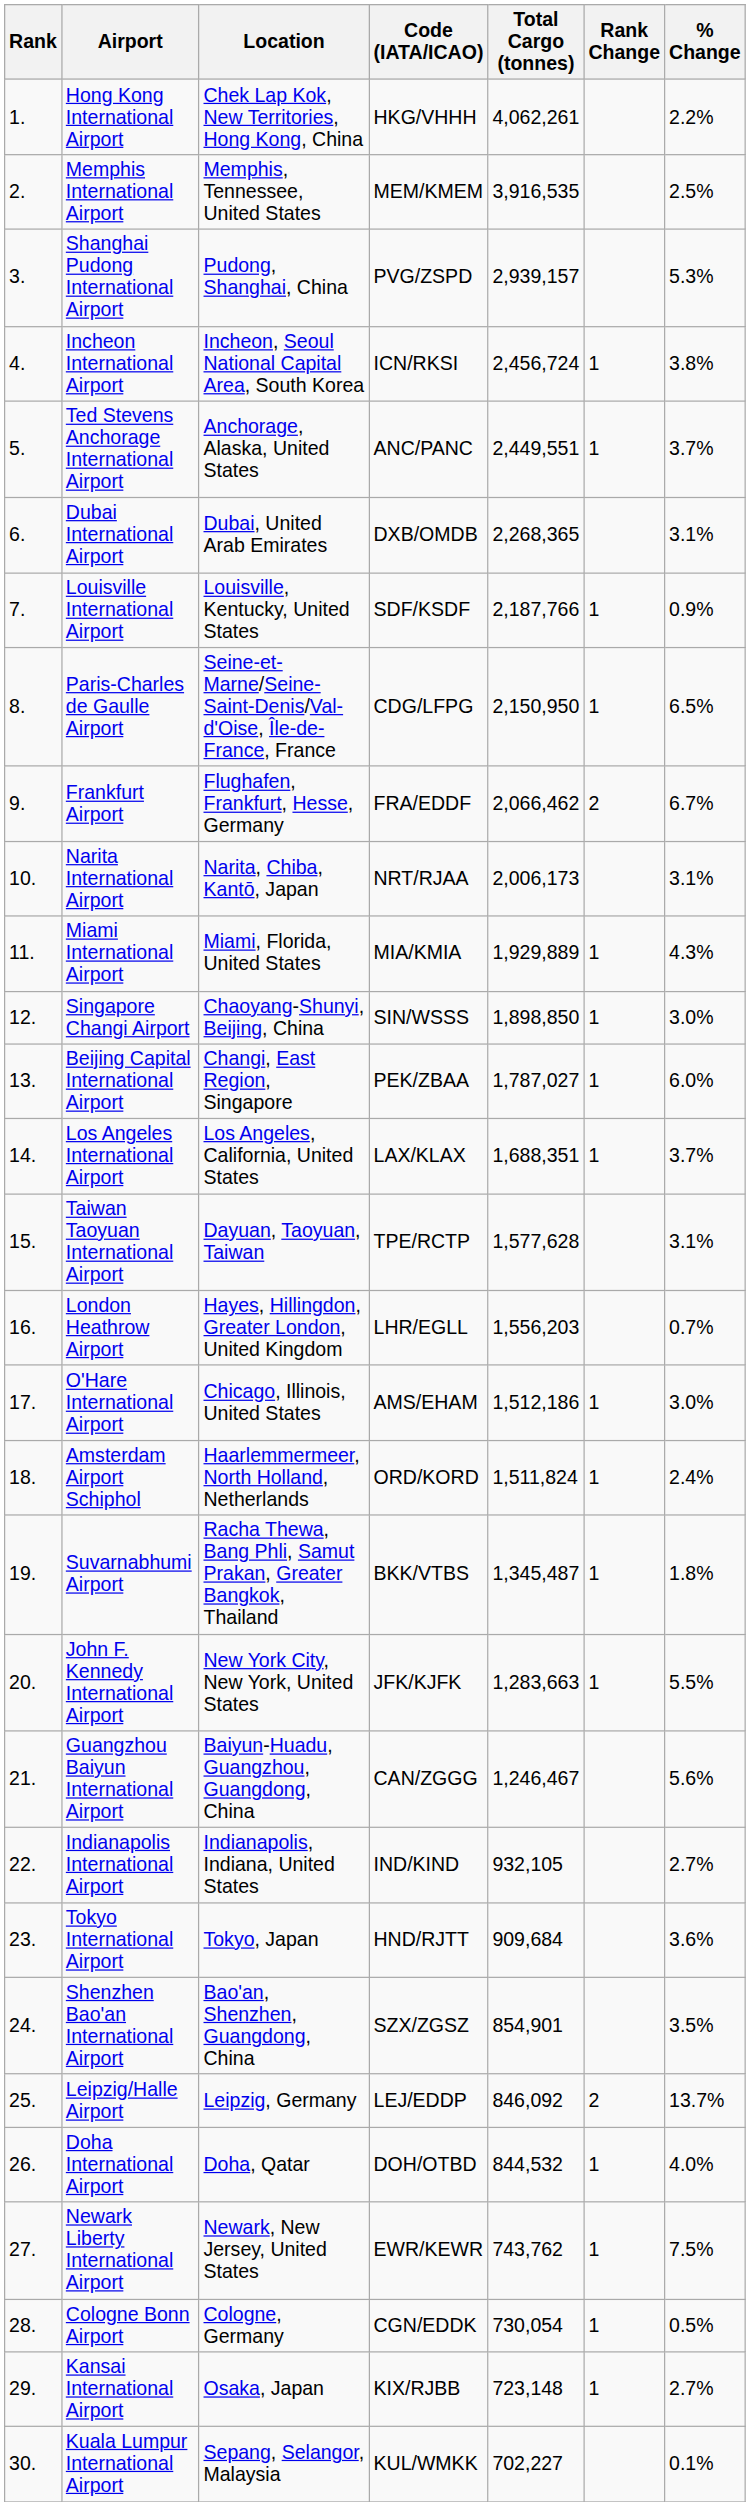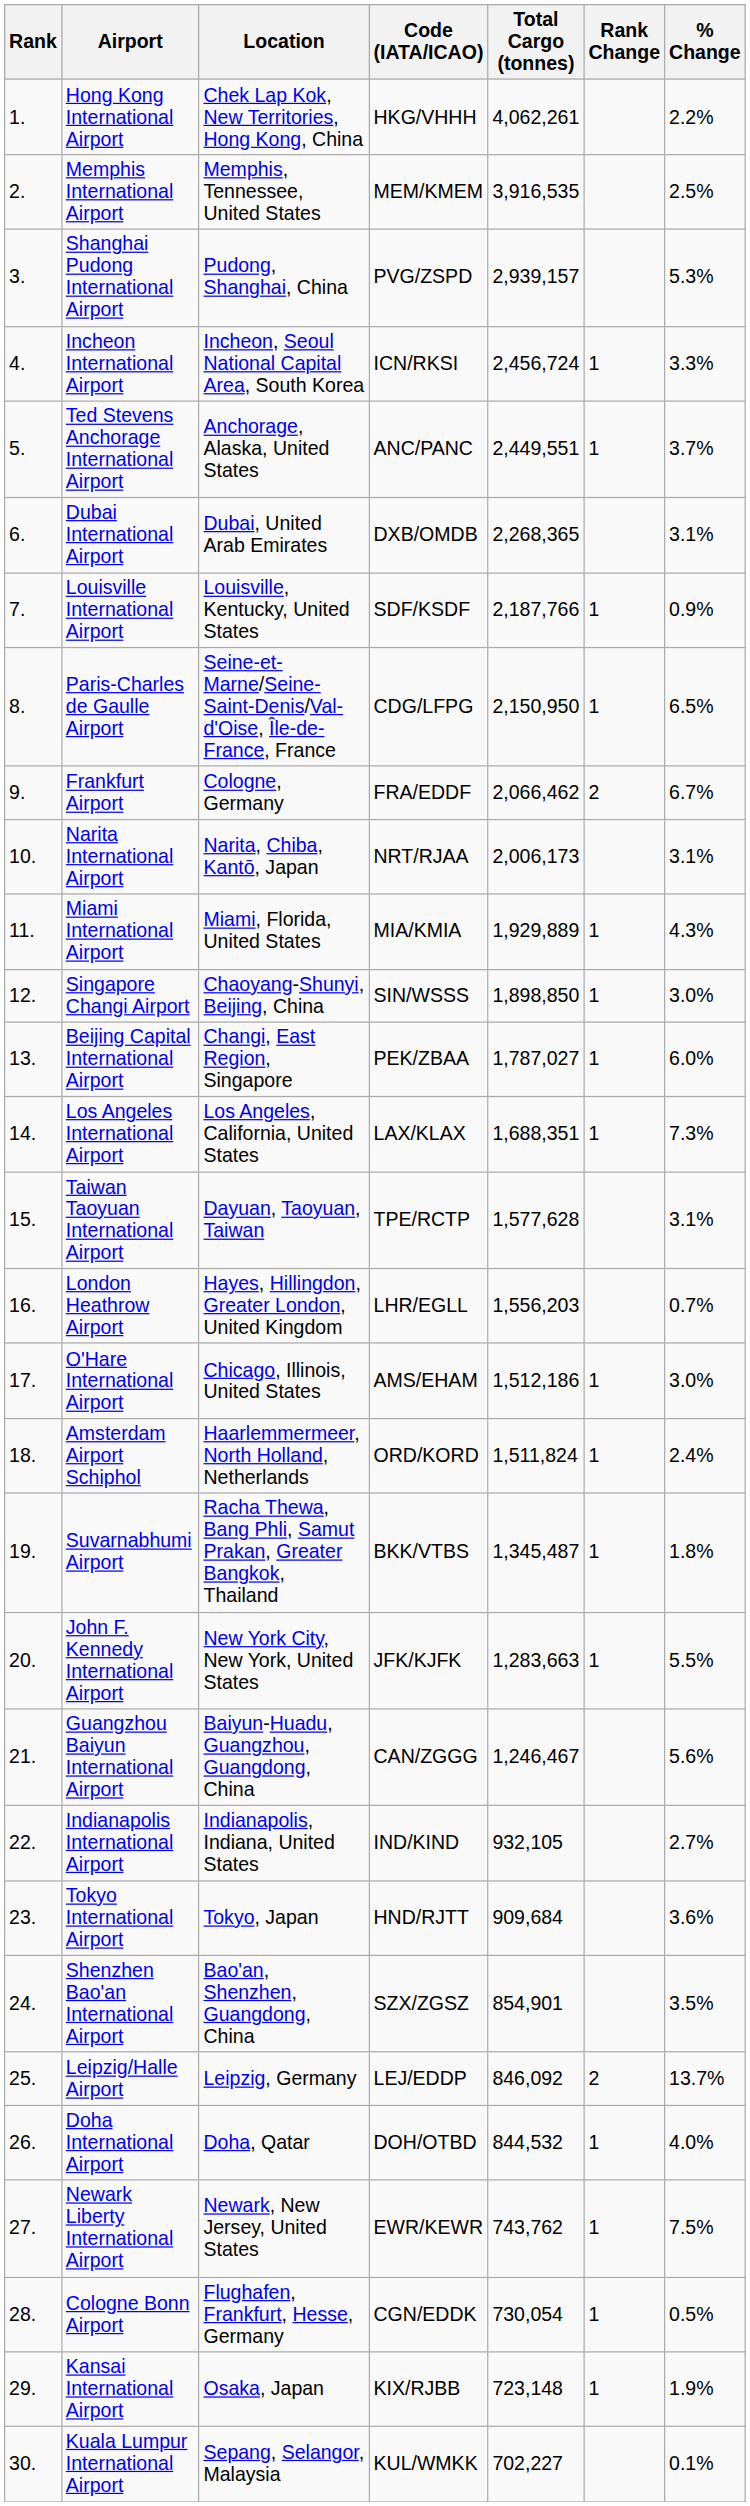(691, 363) 3.8% -> (691, 363) 3.3%
(278, 803) Flughafen, Frankfurt, Hesse, Germany -> (244, 792) Cologne, Germany
(691, 1156) 3.7% -> (691, 1134) 7.3%
(244, 2325) Cologne, Germany -> (278, 2314) Flughafen, Frankfurt, Hesse, Germany
(691, 2389) 2.7% -> (691, 2389) 1.9%
